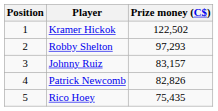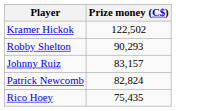- column: (25, 13)
(171, 47) 97,293 -> (129, 47) 90,293
(171, 81) 82,826 -> (129, 81) 82,824
